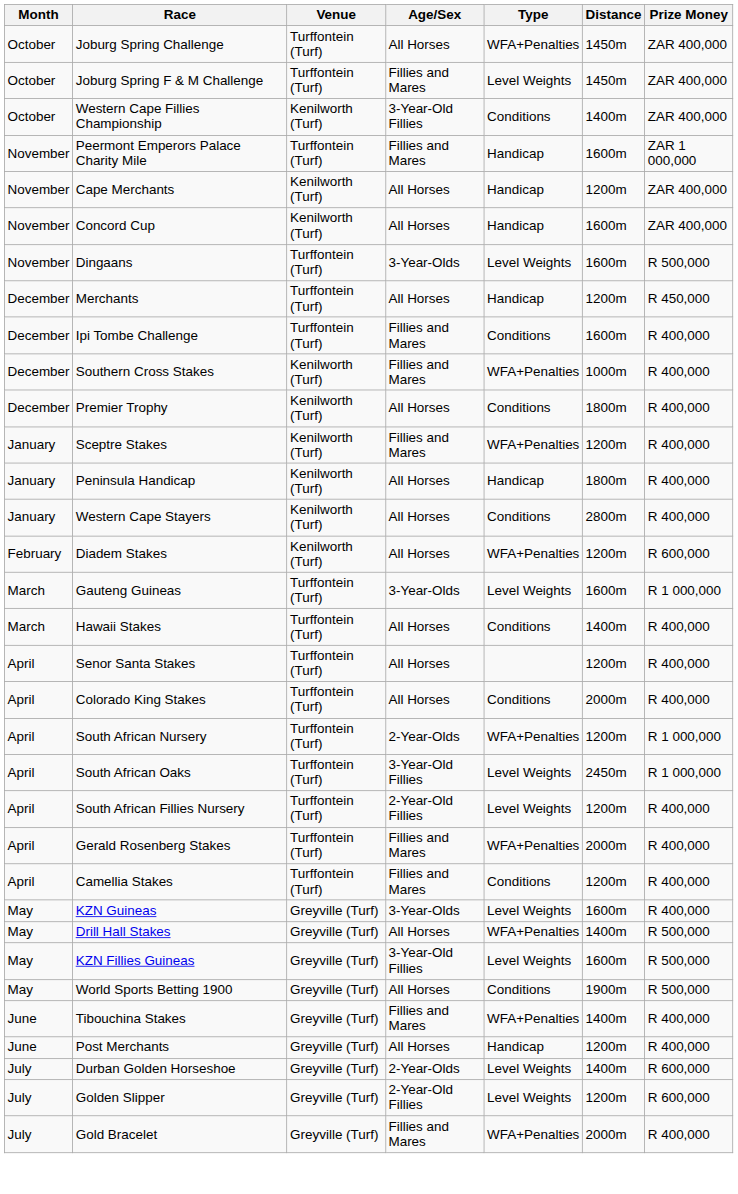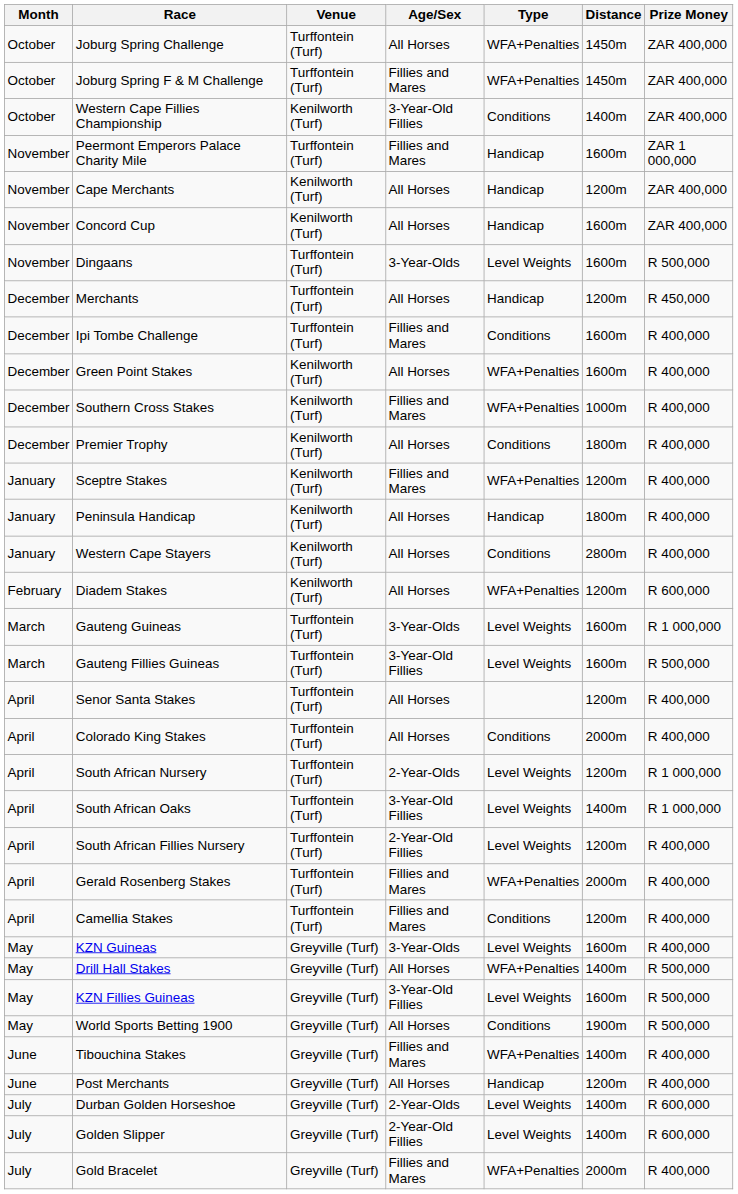(529, 80) Level Weights -> (533, 80) WFA+Penalties
+ row: (134, 371)
+ row: (147, 663)
- row: (118, 626)
(533, 736) WFA+Penalties -> (529, 772) Level Weights
(606, 772) 2450m -> (606, 809) 1400m
(606, 1097) 1200m -> (606, 1134) 1400m
